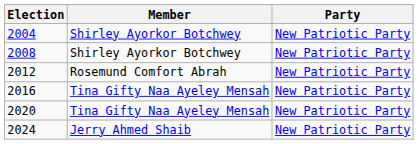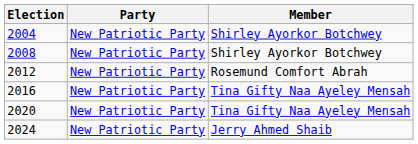columns swapped: (170, 14) <-> (343, 14)
